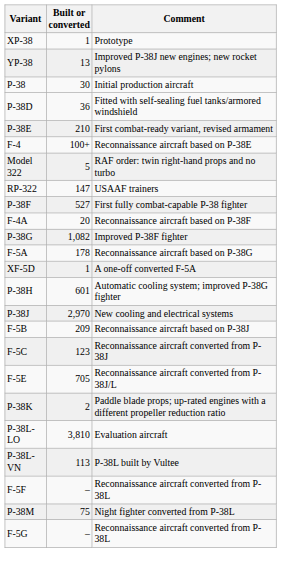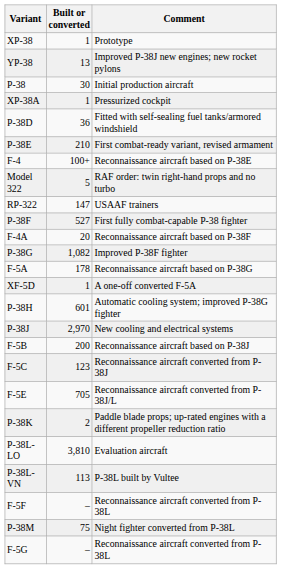+ row: (23, 101)
(83, 329) 209 -> (83, 345) 200
